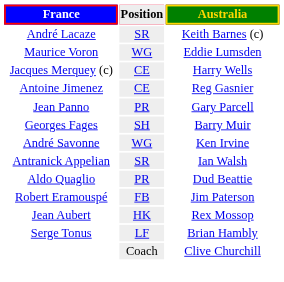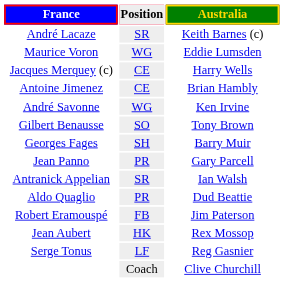(223, 88) Reg Gasnier -> (223, 88) Brian Hambly
rows swapped: (61, 142) <-> (61, 106)
+ row: (61, 124)
(223, 233) Brian Hambly -> (223, 251) Reg Gasnier
